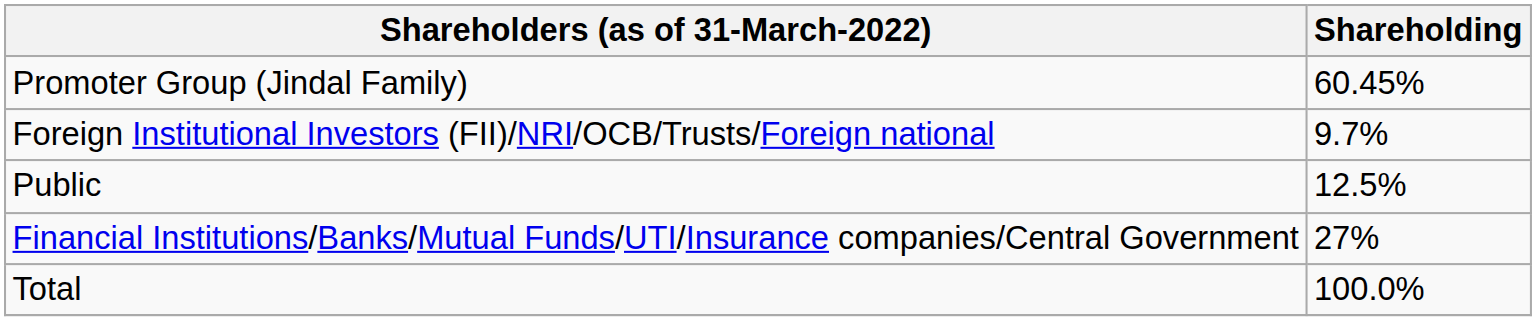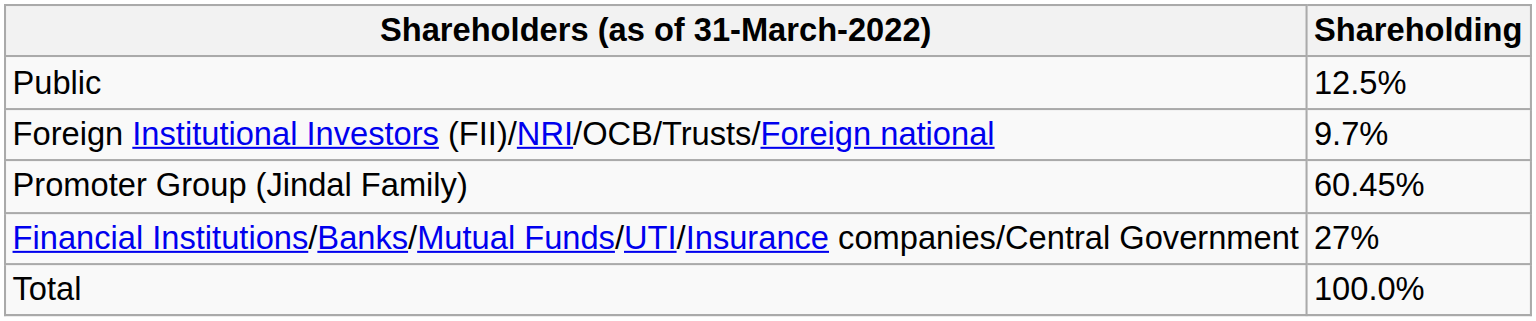rows swapped: (240, 82) <-> (57, 185)
